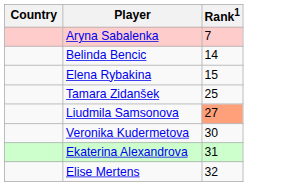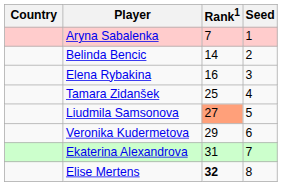+ column: (260, 15)
(211, 75) 15 -> (211, 75) 16
(211, 133) 30 -> (211, 133) 29
(211, 171) normal -> (211, 171) bold
